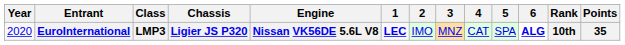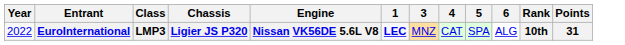- column: (422, 14)
(20, 31) 2020 -> (20, 31) 2022
(533, 31) bold -> (506, 31) normal
(600, 31) 35 -> (572, 31) 31
